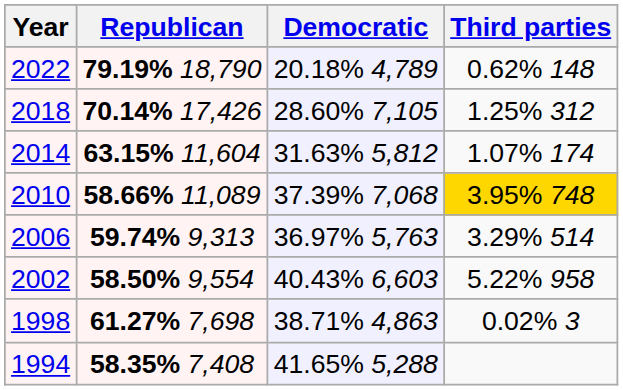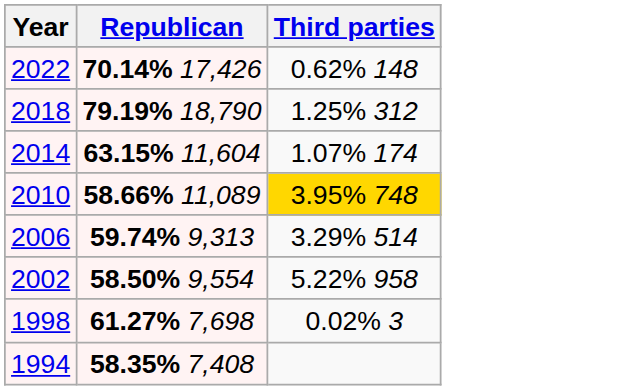- column: (356, 26)
(172, 68) 79.19% 18,790 -> (172, 68) 70.14% 17,426
(172, 110) 70.14% 17,426 -> (172, 110) 79.19% 18,790
